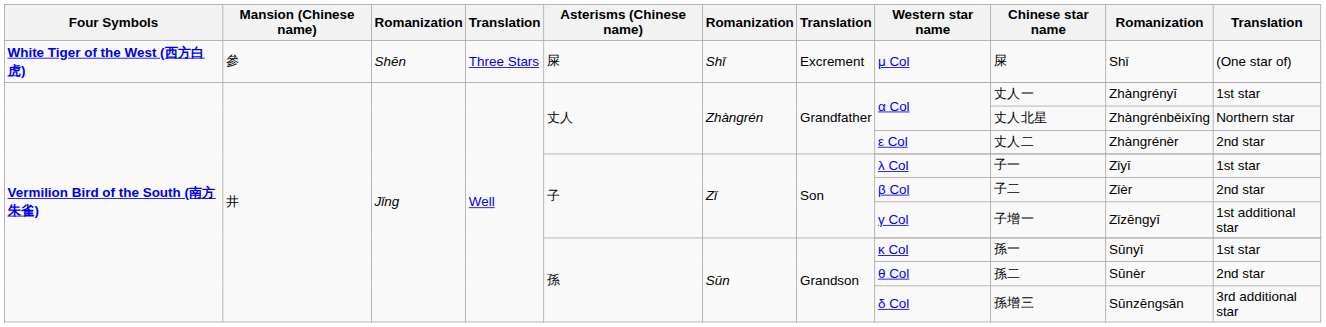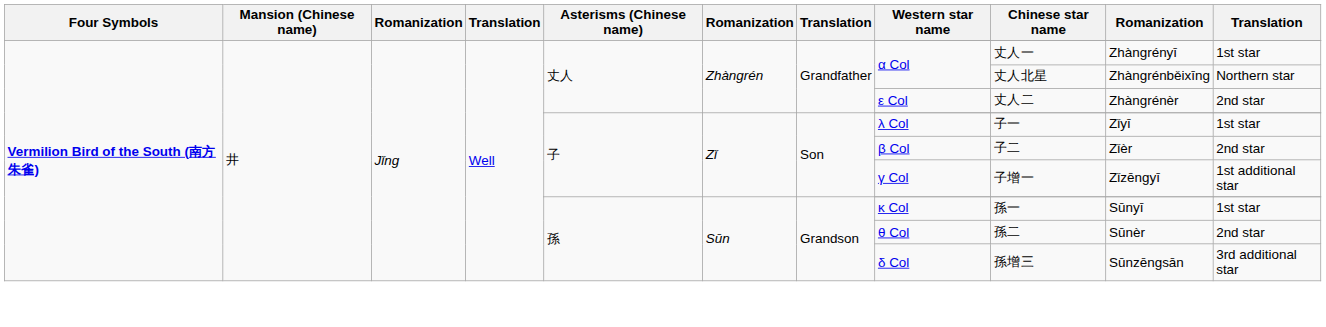- row: (106, 61)
